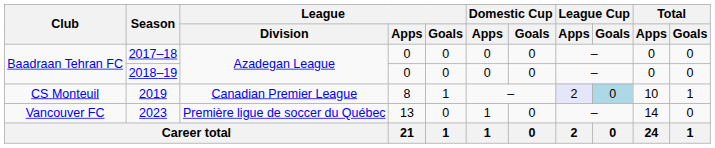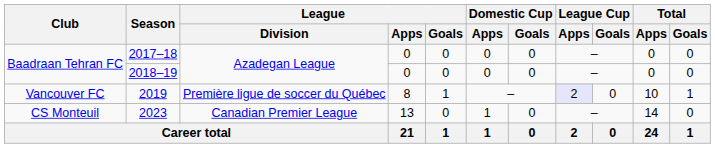(65, 93) CS Monteuil -> (65, 93) Vancouver FC
(284, 93) Canadian Premier League -> (284, 93) Première ligue de soccer du Québec
(613, 93) lightblue background -> (613, 93) no background
(65, 113) Vancouver FC -> (65, 113) CS Monteuil
(284, 113) Première ligue de soccer du Québec -> (284, 113) Canadian Premier League
